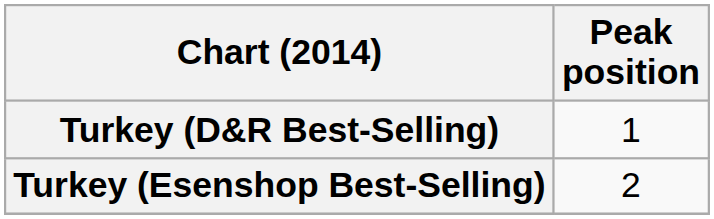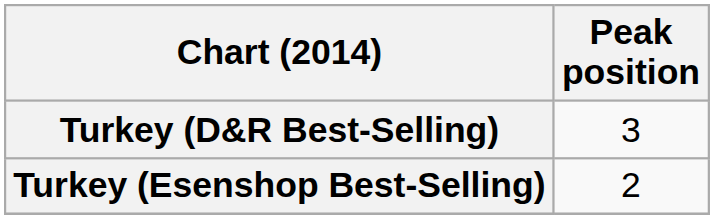(631, 128) 1 -> (631, 128) 3
